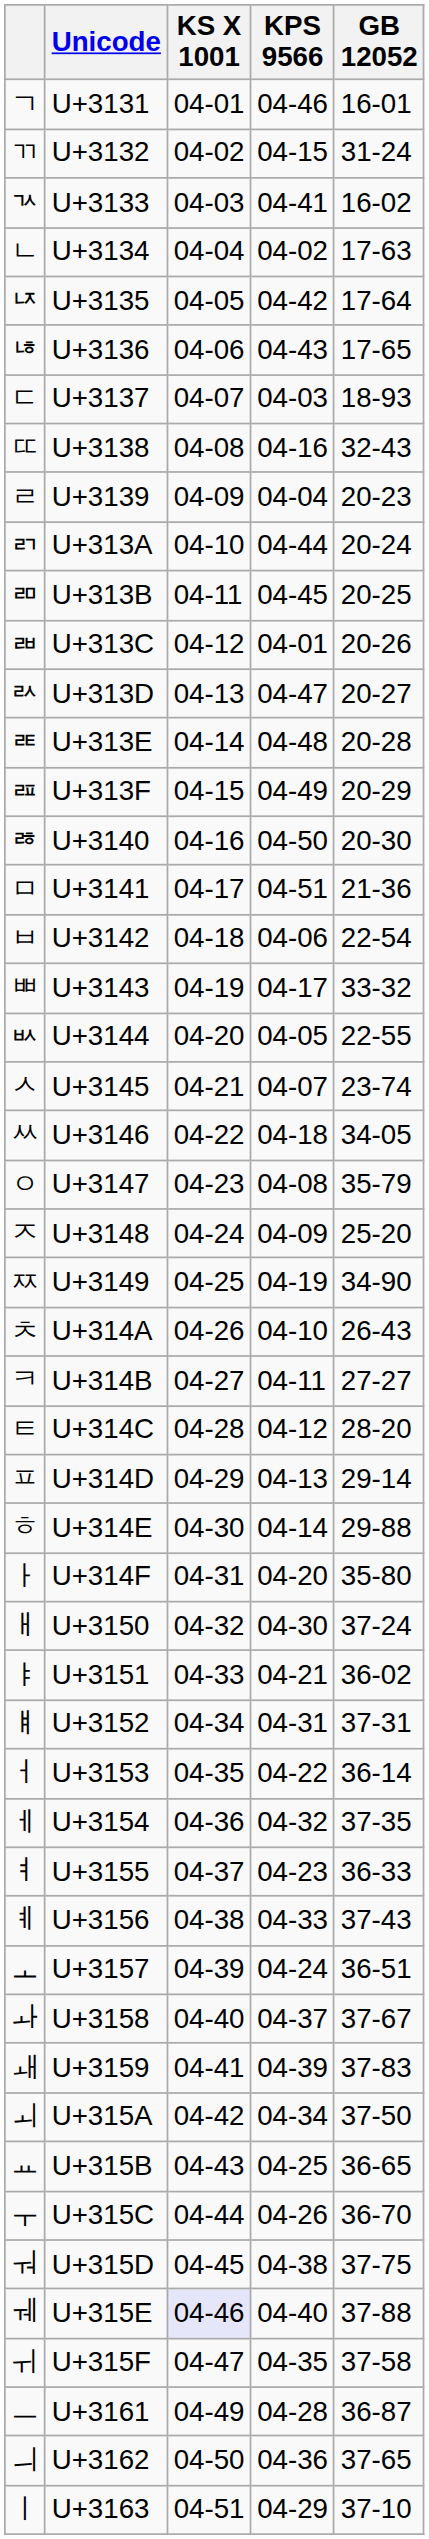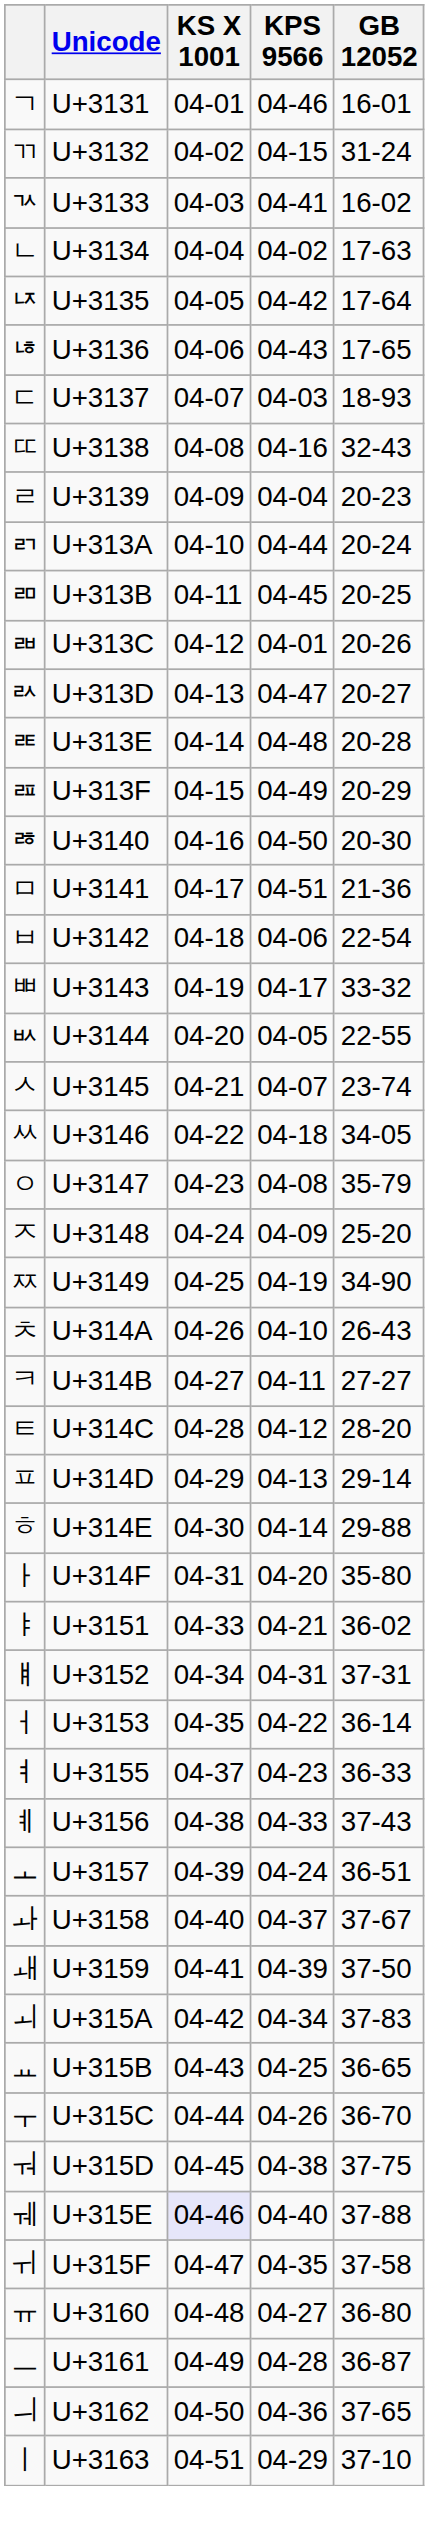- row: (25, 1624)
- row: (25, 1821)
(376, 2067) 37-83 -> (376, 1969) 37-50
(376, 2116) 37-50 -> (376, 2018) 37-83
+ row: (25, 2312)
